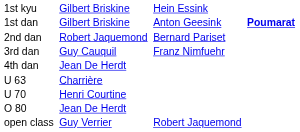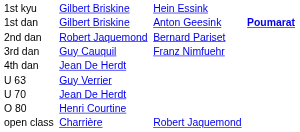(79, 80) Charrière -> (84, 80) Guy Verrier
(91, 94) Henri Courtine -> (91, 94) Jean De Herdt
(91, 109) Jean De Herdt -> (91, 109) Henri Courtine
(84, 123) Guy Verrier -> (79, 123) Charrière
